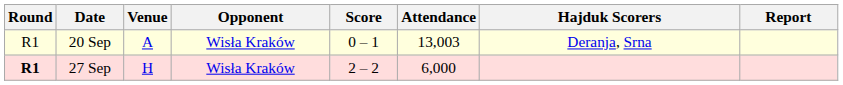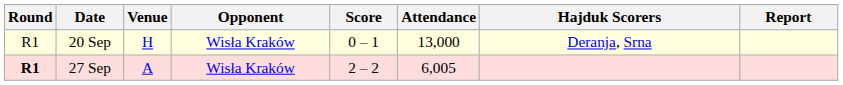(147, 42) A -> (147, 42) H
(439, 42) 13,003 -> (439, 42) 13,000
(147, 67) H -> (147, 67) A
(439, 67) 6,000 -> (439, 67) 6,005
